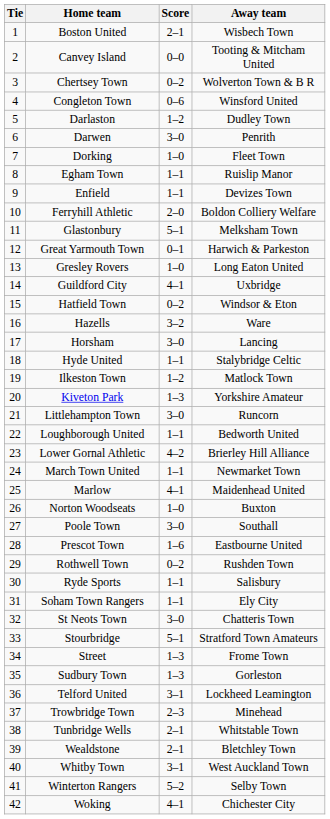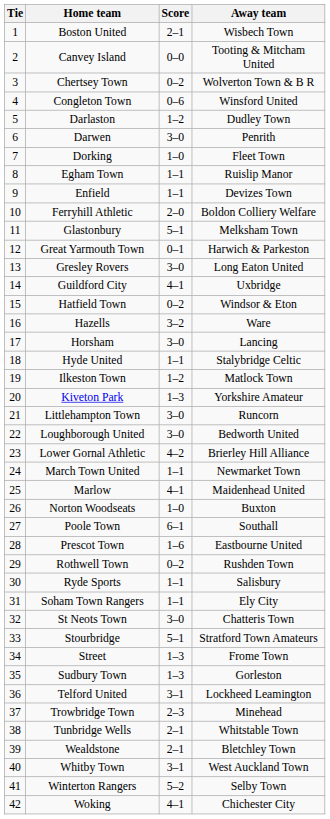(175, 267) 1–0 -> (175, 267) 3–0
(175, 434) 1–1 -> (175, 434) 3–0
(175, 527) 3–0 -> (175, 527) 6–1
